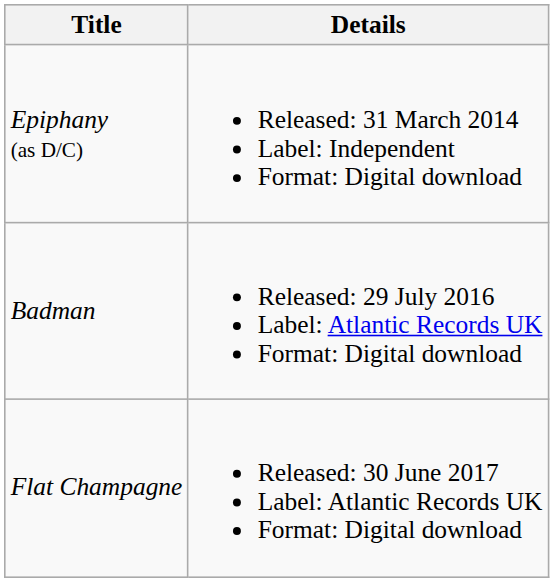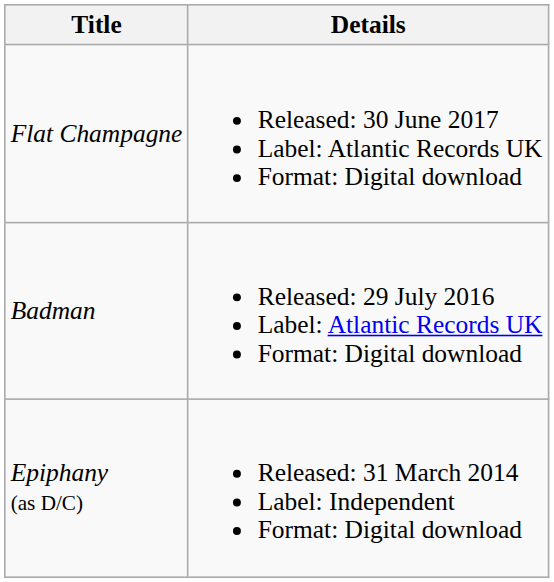rows swapped: (59, 133) <-> (97, 487)
